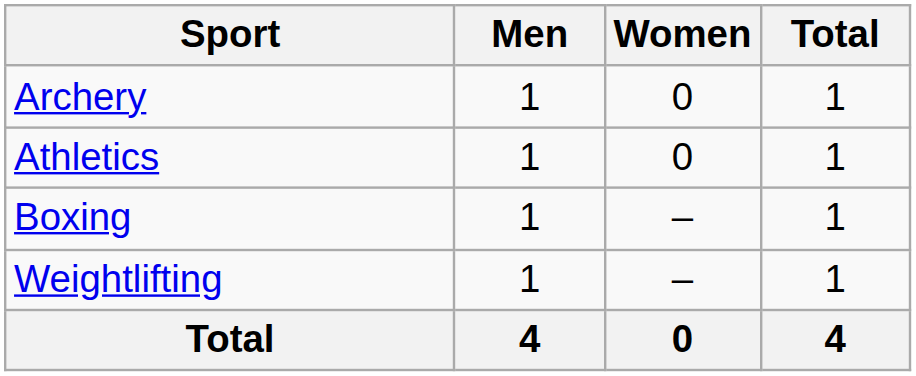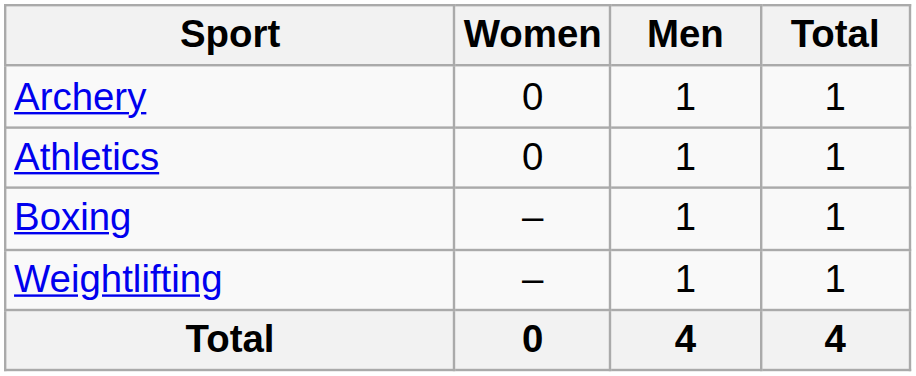columns swapped: (530, 34) <-> (682, 34)
